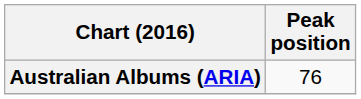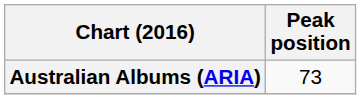(311, 76) 76 -> (311, 76) 73
